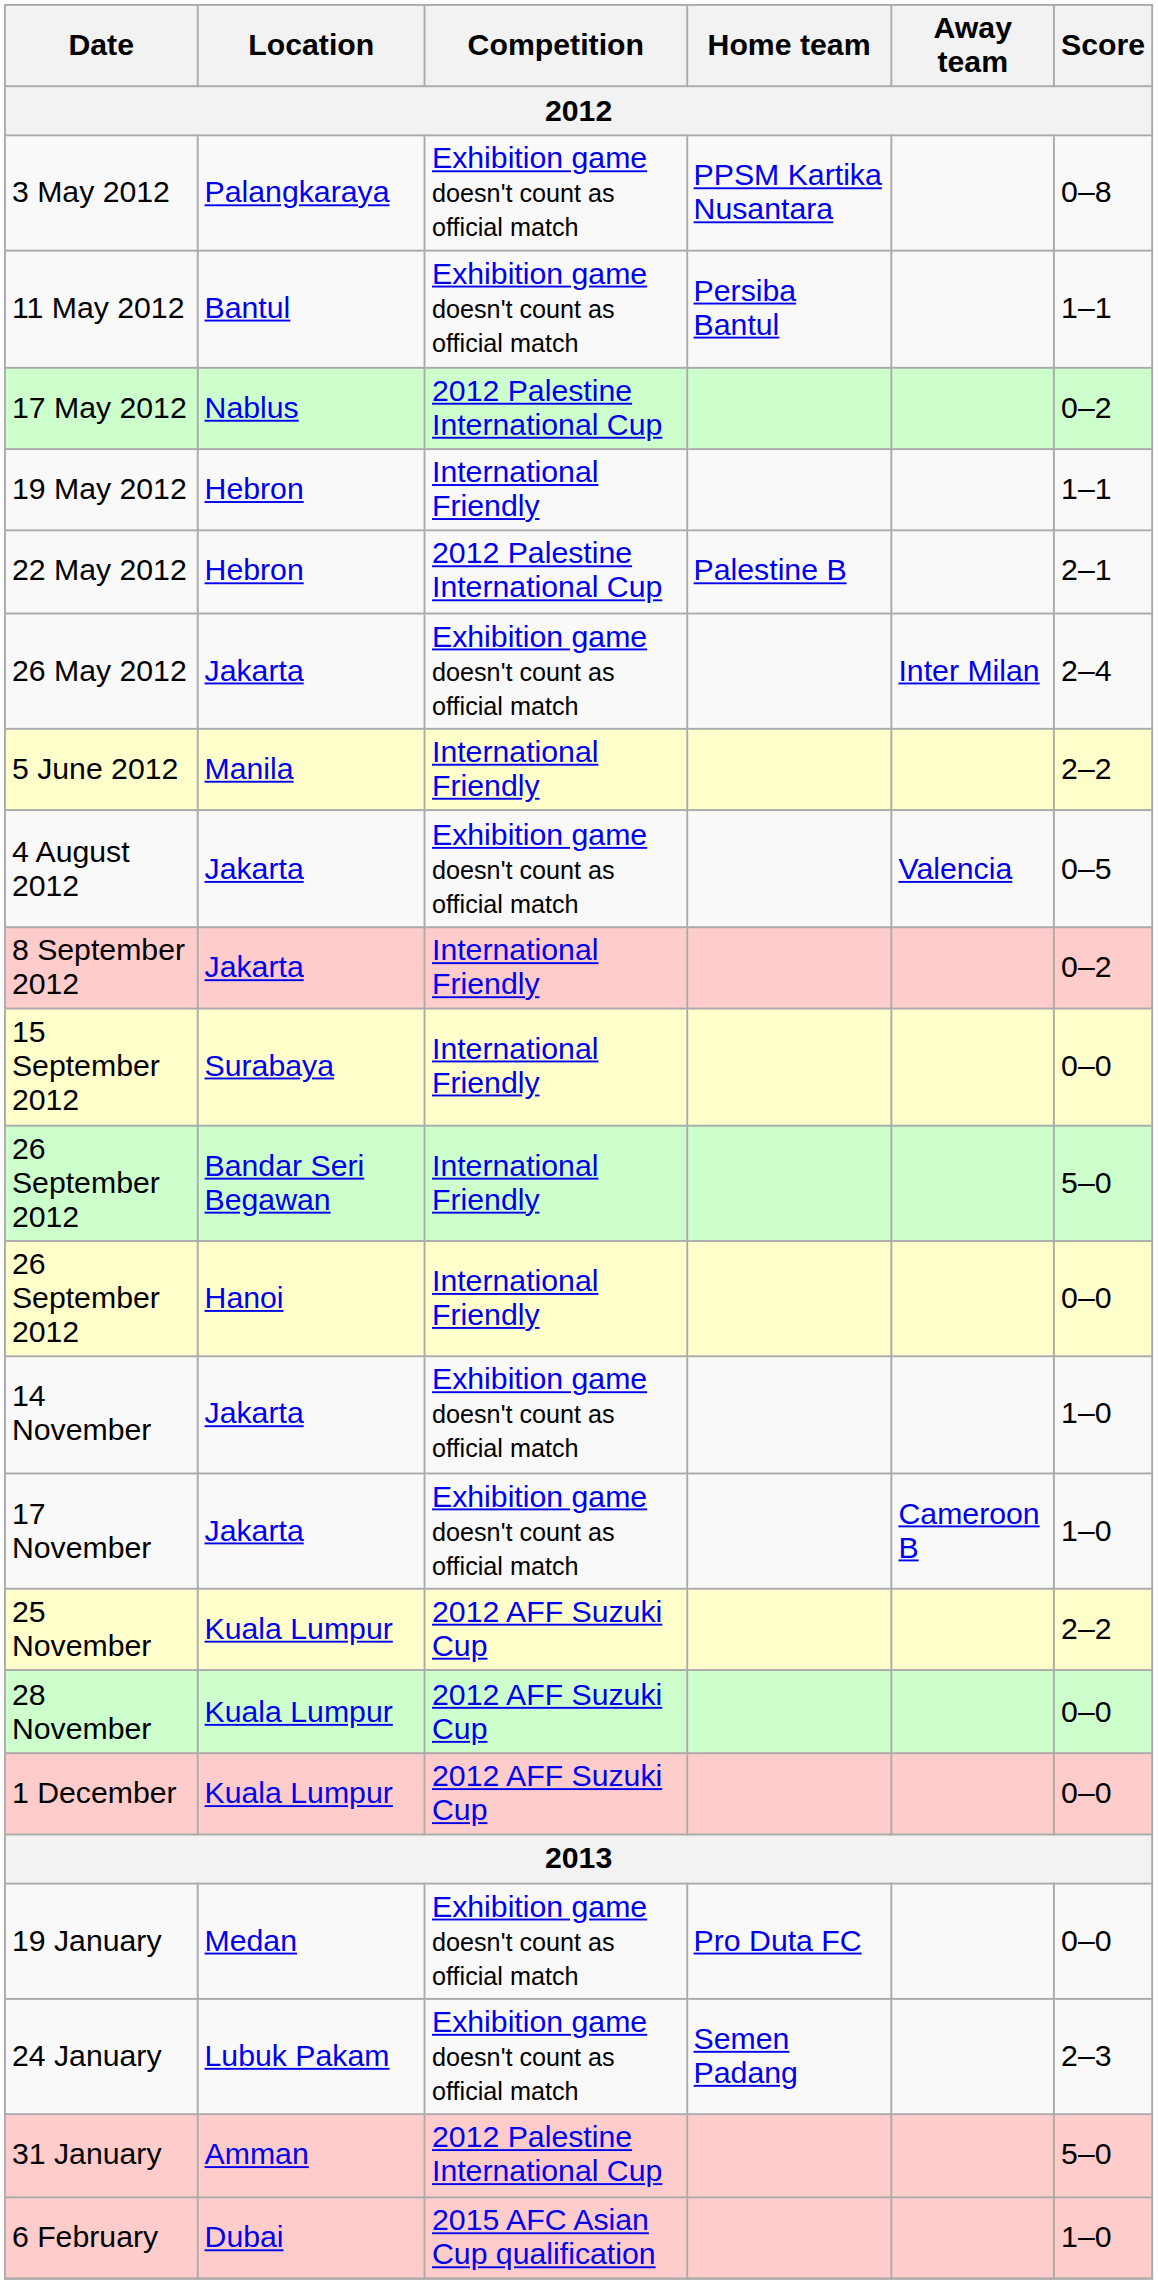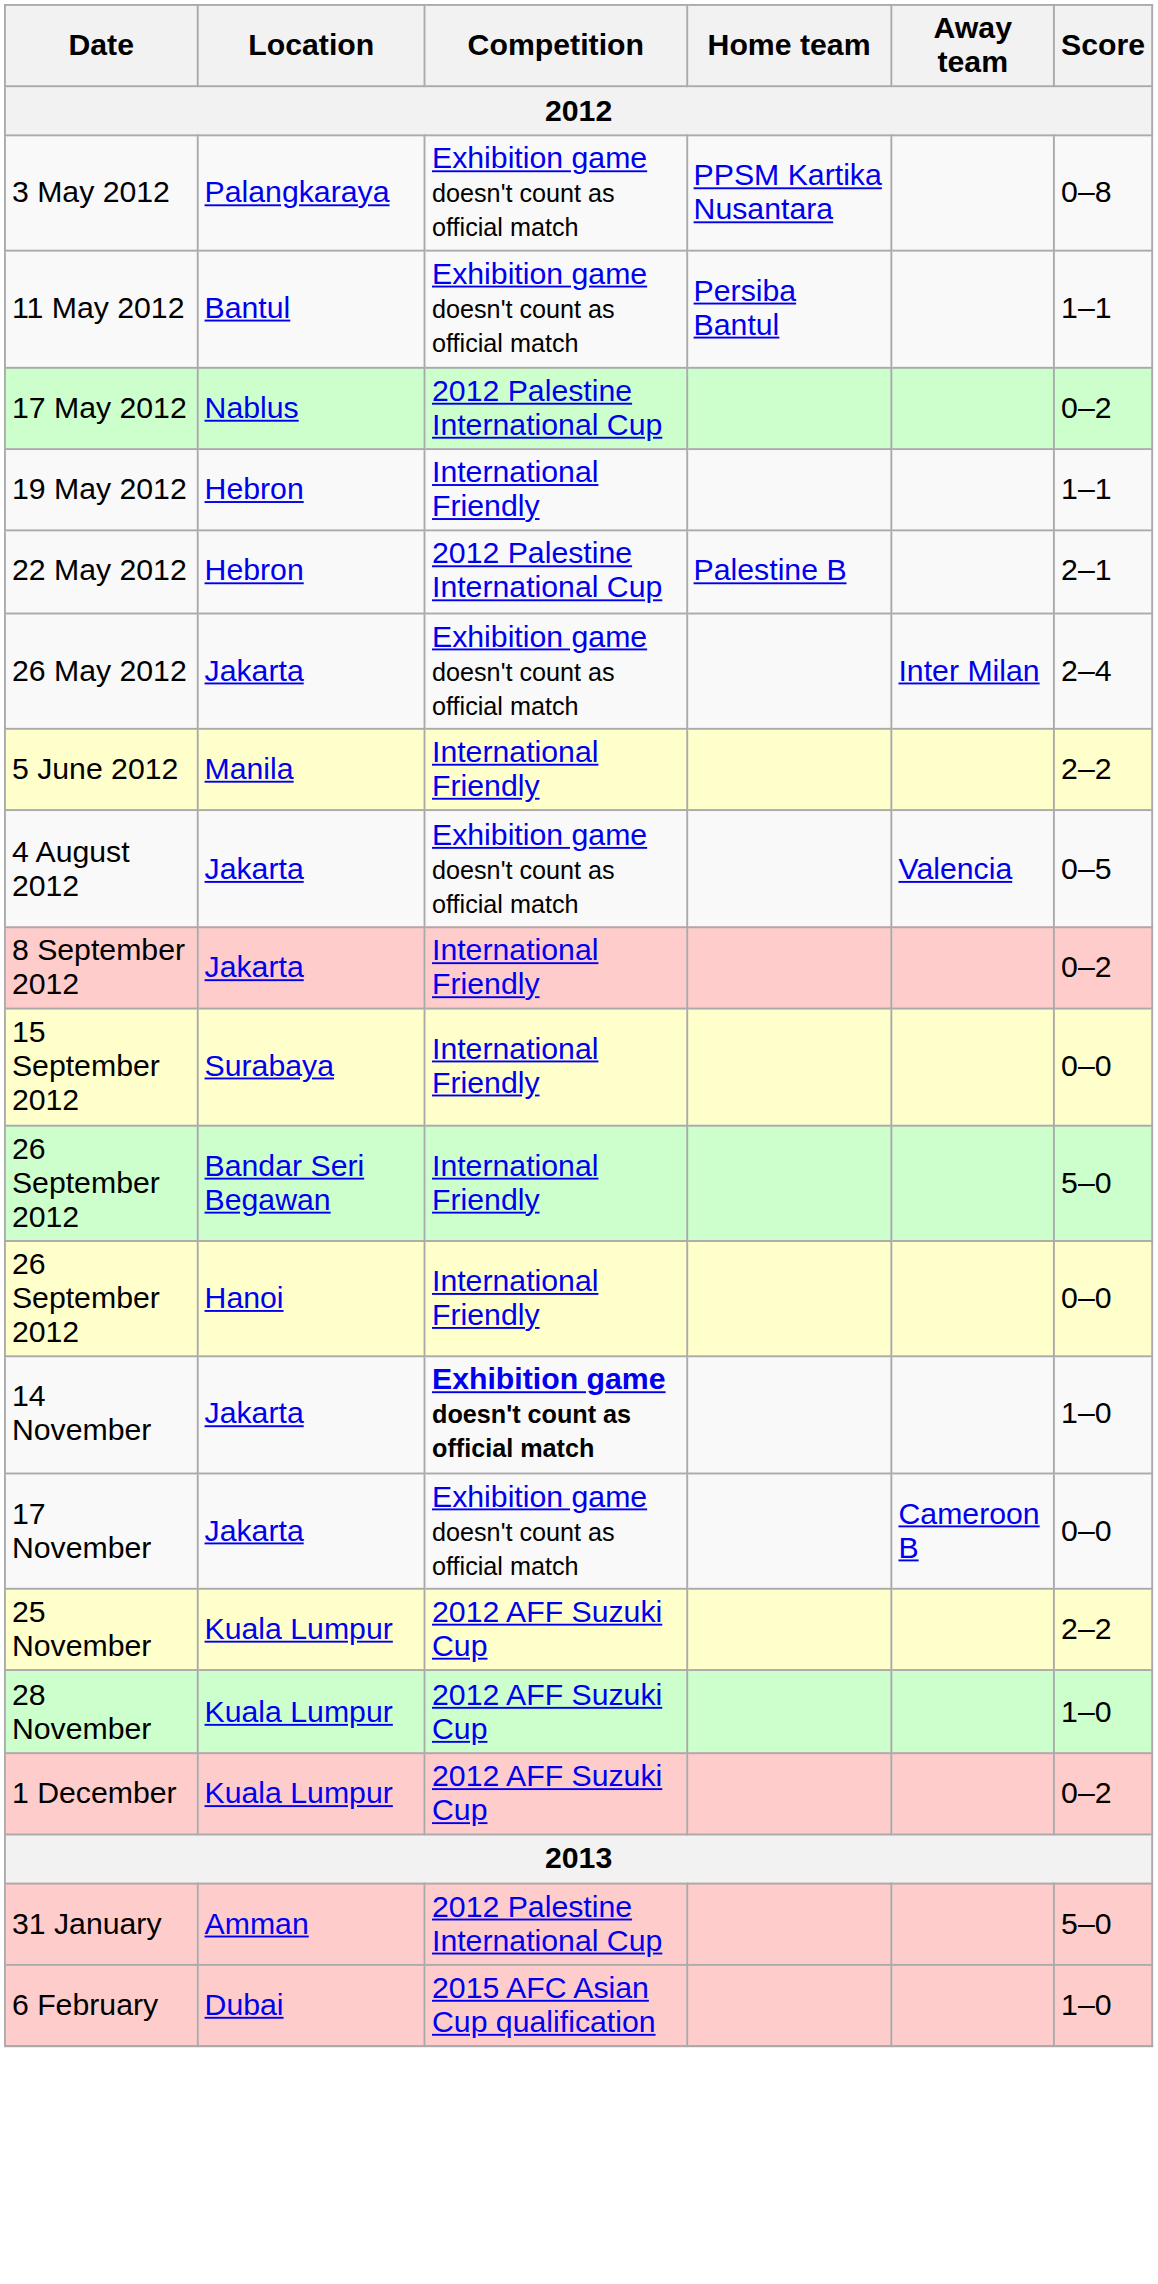(540, 1414) normal -> (549, 1414) bold
(1086, 1530) 1–0 -> (1086, 1530) 0–0
(1086, 1711) 0–0 -> (1086, 1711) 1–0
(1086, 1793) 0–0 -> (1086, 1793) 0–2
- row: (87, 1940)
- row: (87, 2056)
